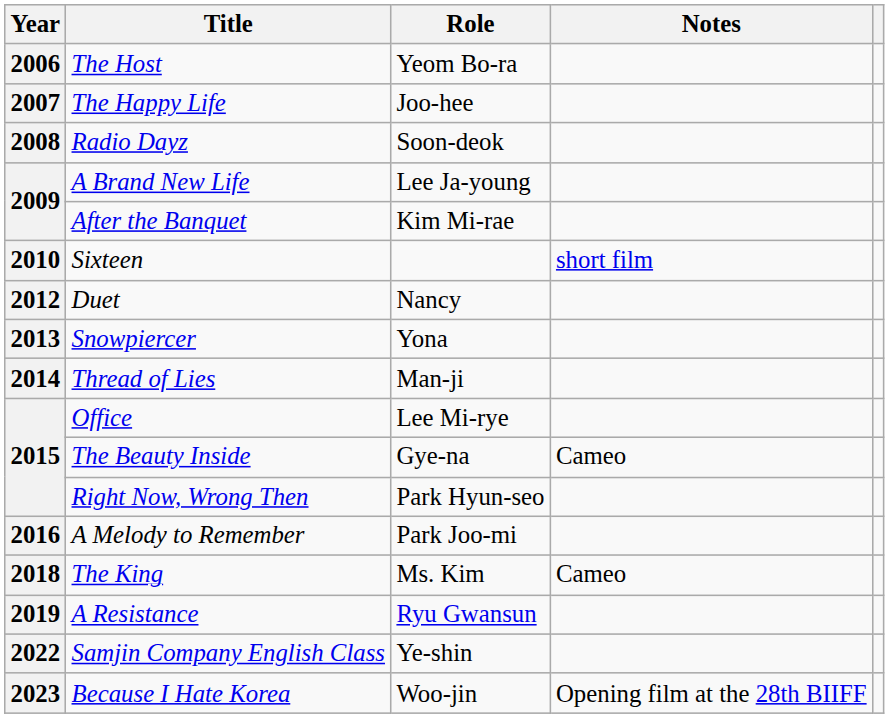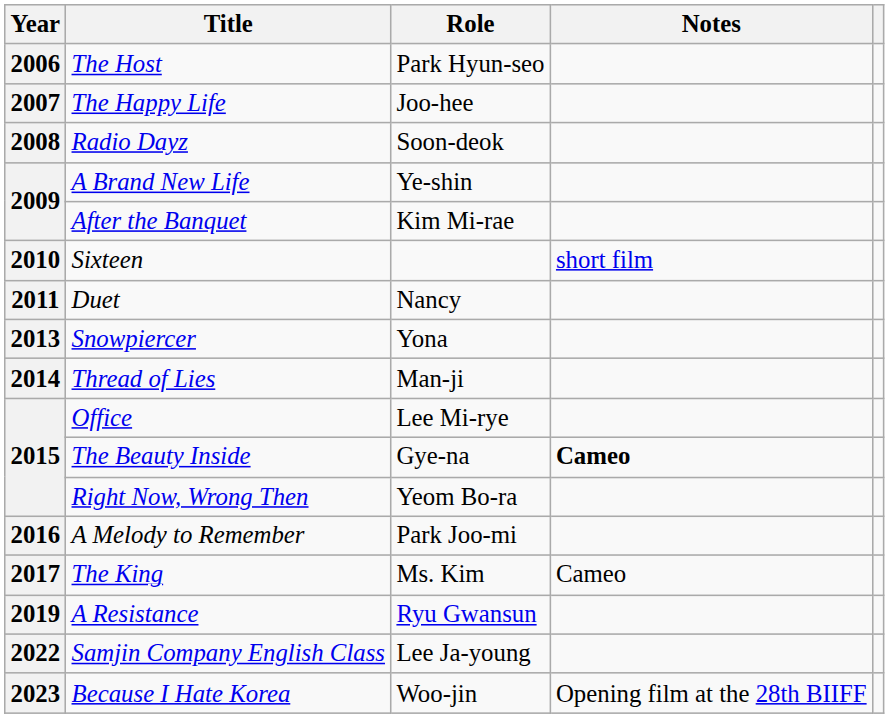(457, 63) Yeom Bo-ra -> (470, 63) Park Hyun-seo
(464, 181) Lee Ja-young -> (434, 181) Ye-shin
(35, 299) 2012 -> (35, 299) 2011
(591, 456) normal -> (593, 456) bold
(470, 496) Park Hyun-seo -> (457, 496) Yeom Bo-ra
(35, 574) 2018 -> (35, 574) 2017
(434, 653) Ye-shin -> (464, 653) Lee Ja-young
